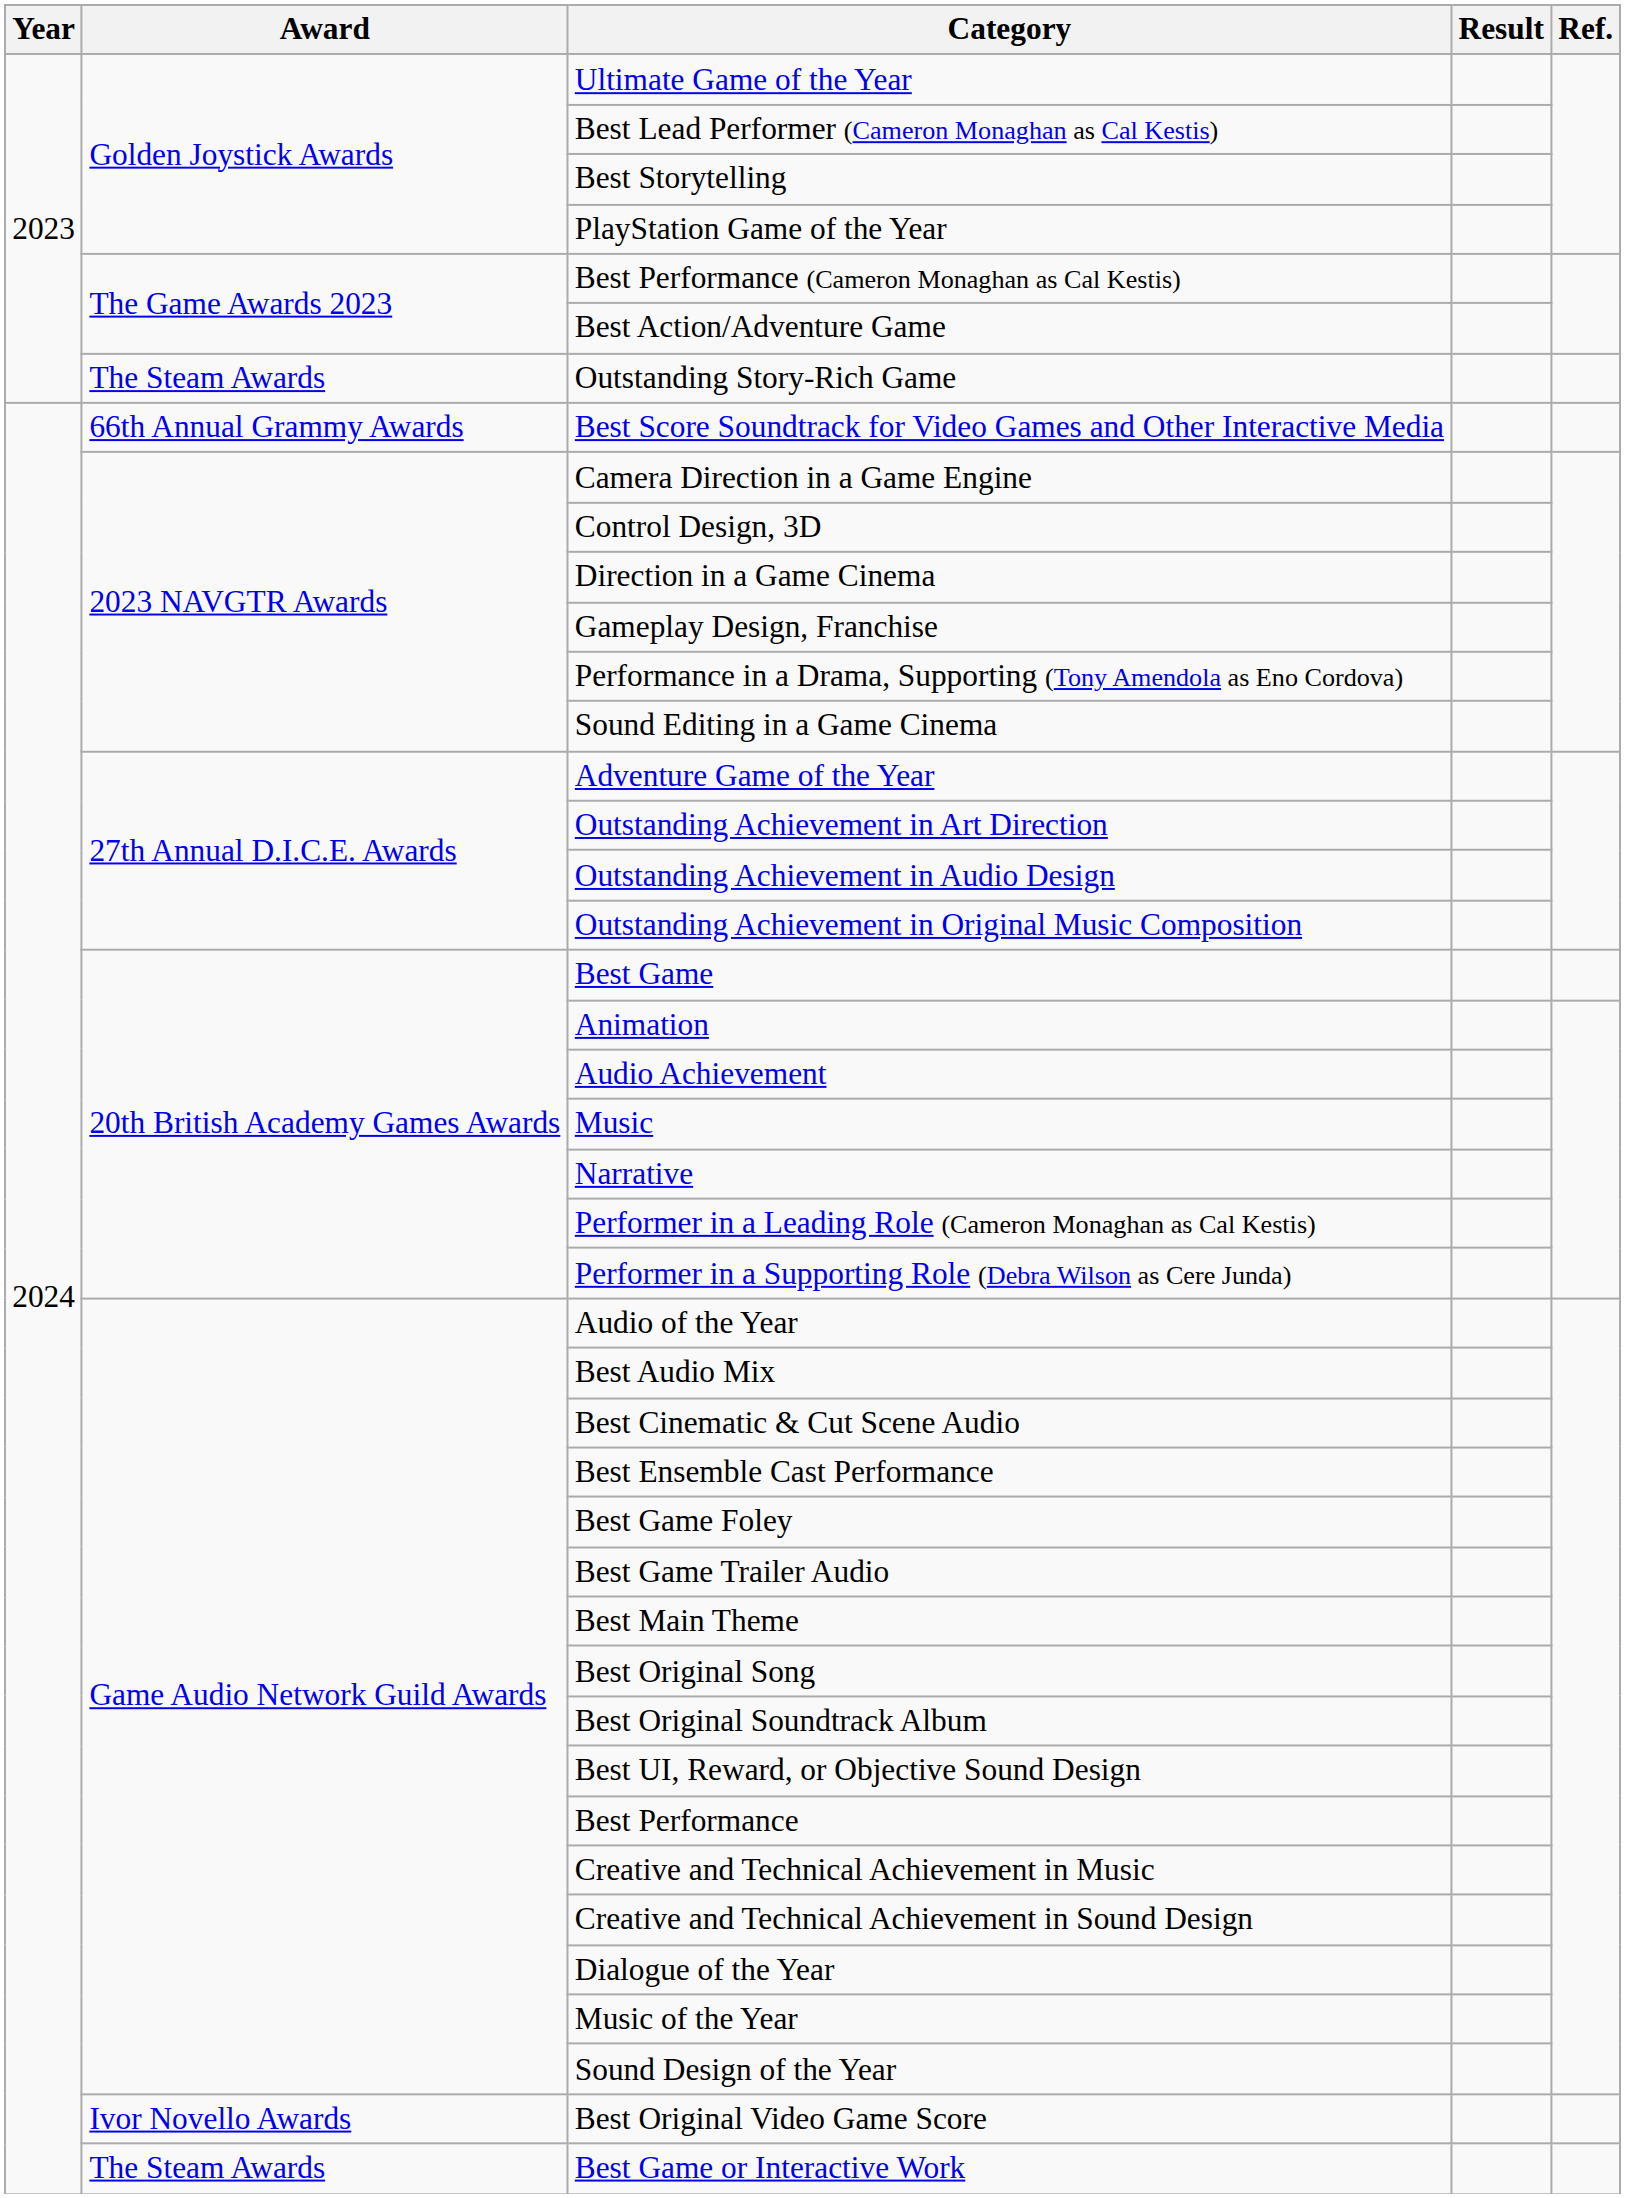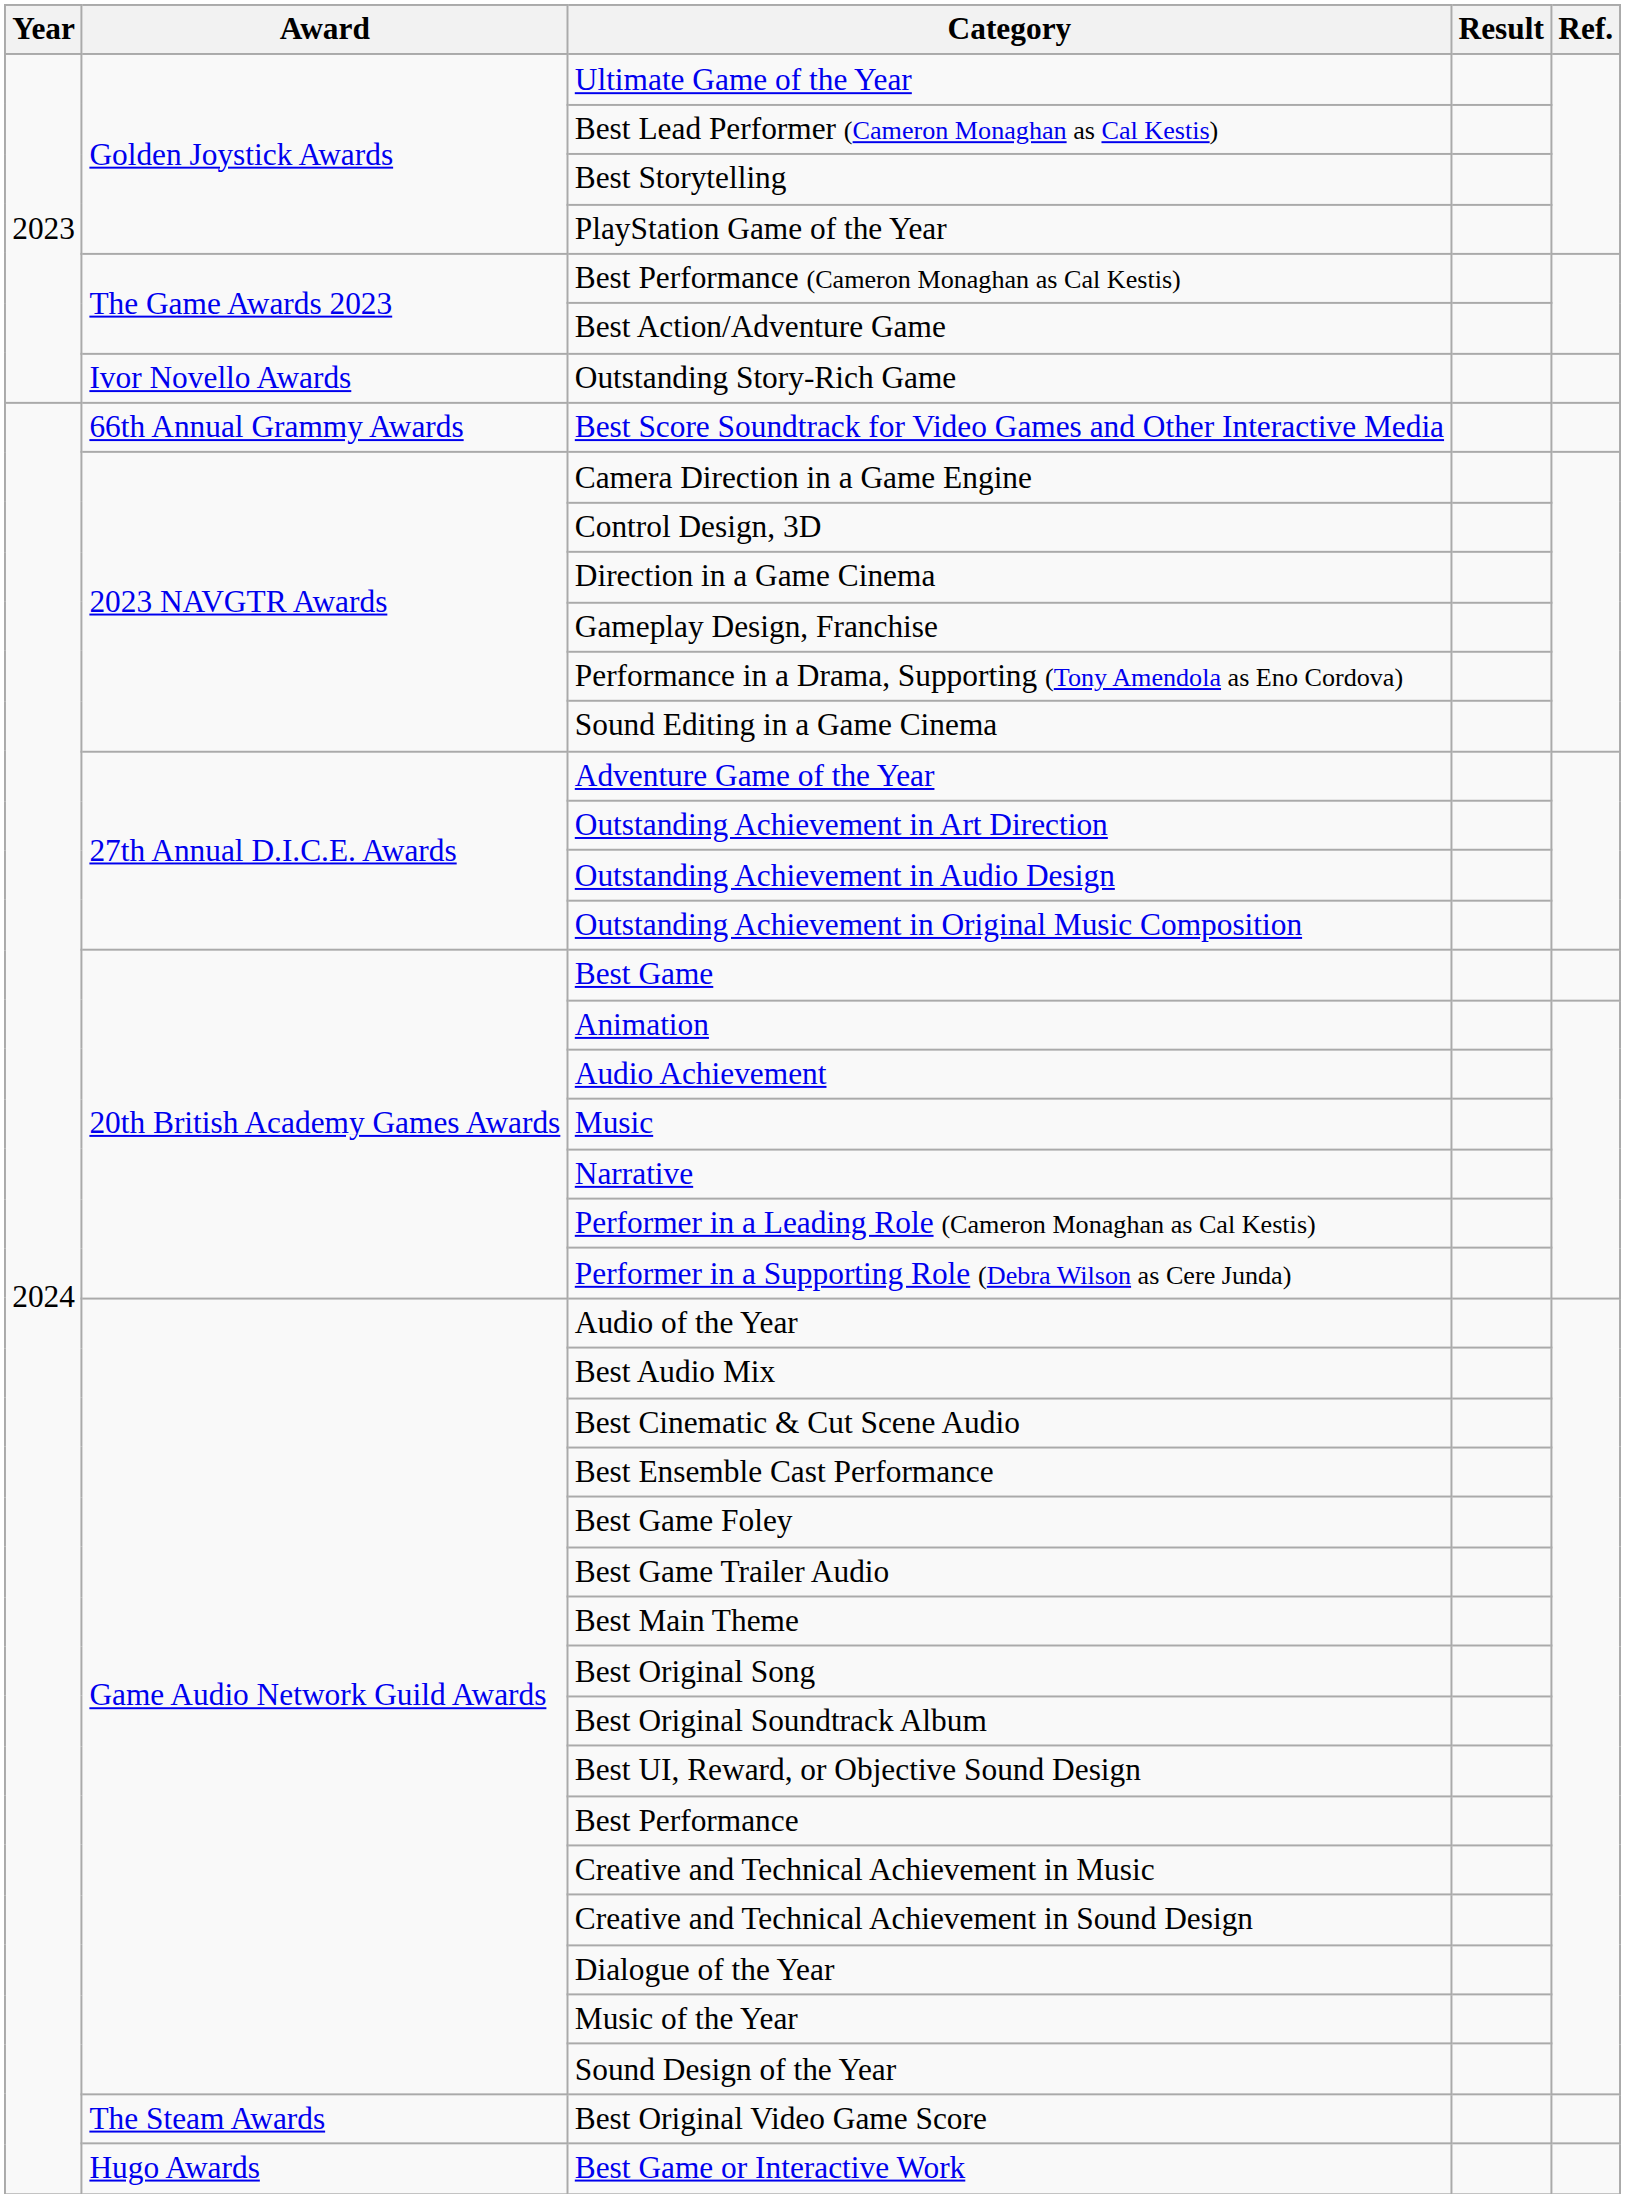(207, 377) The Steam Awards -> (220, 377) Ivor Novello Awards
(220, 2118) Ivor Novello Awards -> (207, 2118) The Steam Awards
(207, 2167) The Steam Awards -> (175, 2167) Hugo Awards
